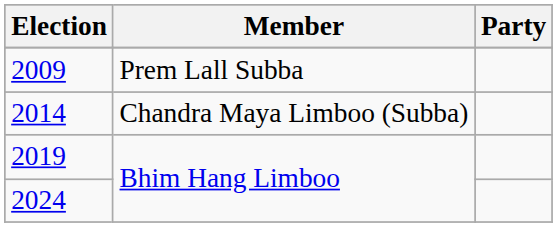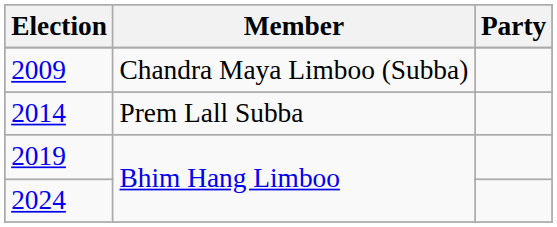(211, 69) Prem Lall Subba -> (294, 69) Chandra Maya Limboo (Subba)
(294, 112) Chandra Maya Limboo (Subba) -> (211, 112) Prem Lall Subba
